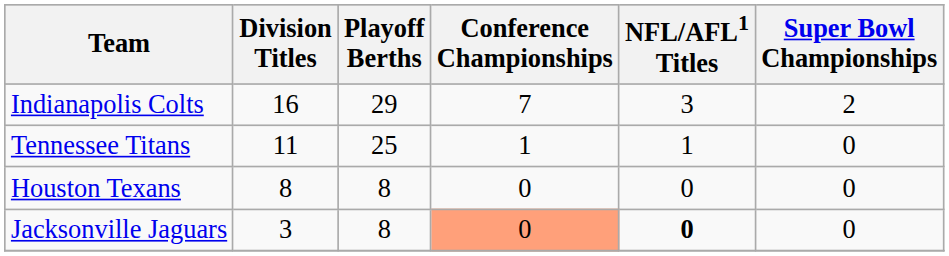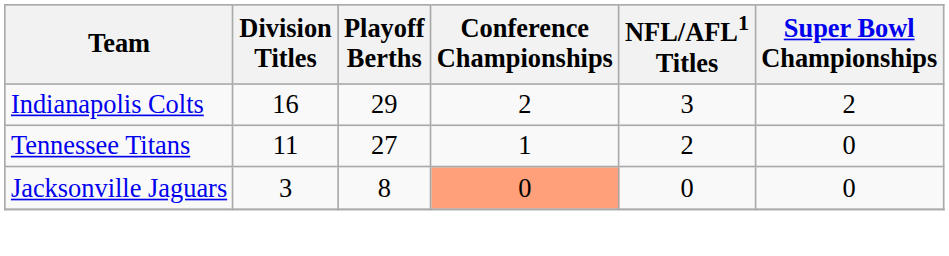(525, 104) 7 -> (525, 104) 2
(384, 146) 25 -> (384, 146) 27
(687, 146) 1 -> (687, 146) 2
- row: (96, 187)
(687, 229) bold -> (687, 187) normal
